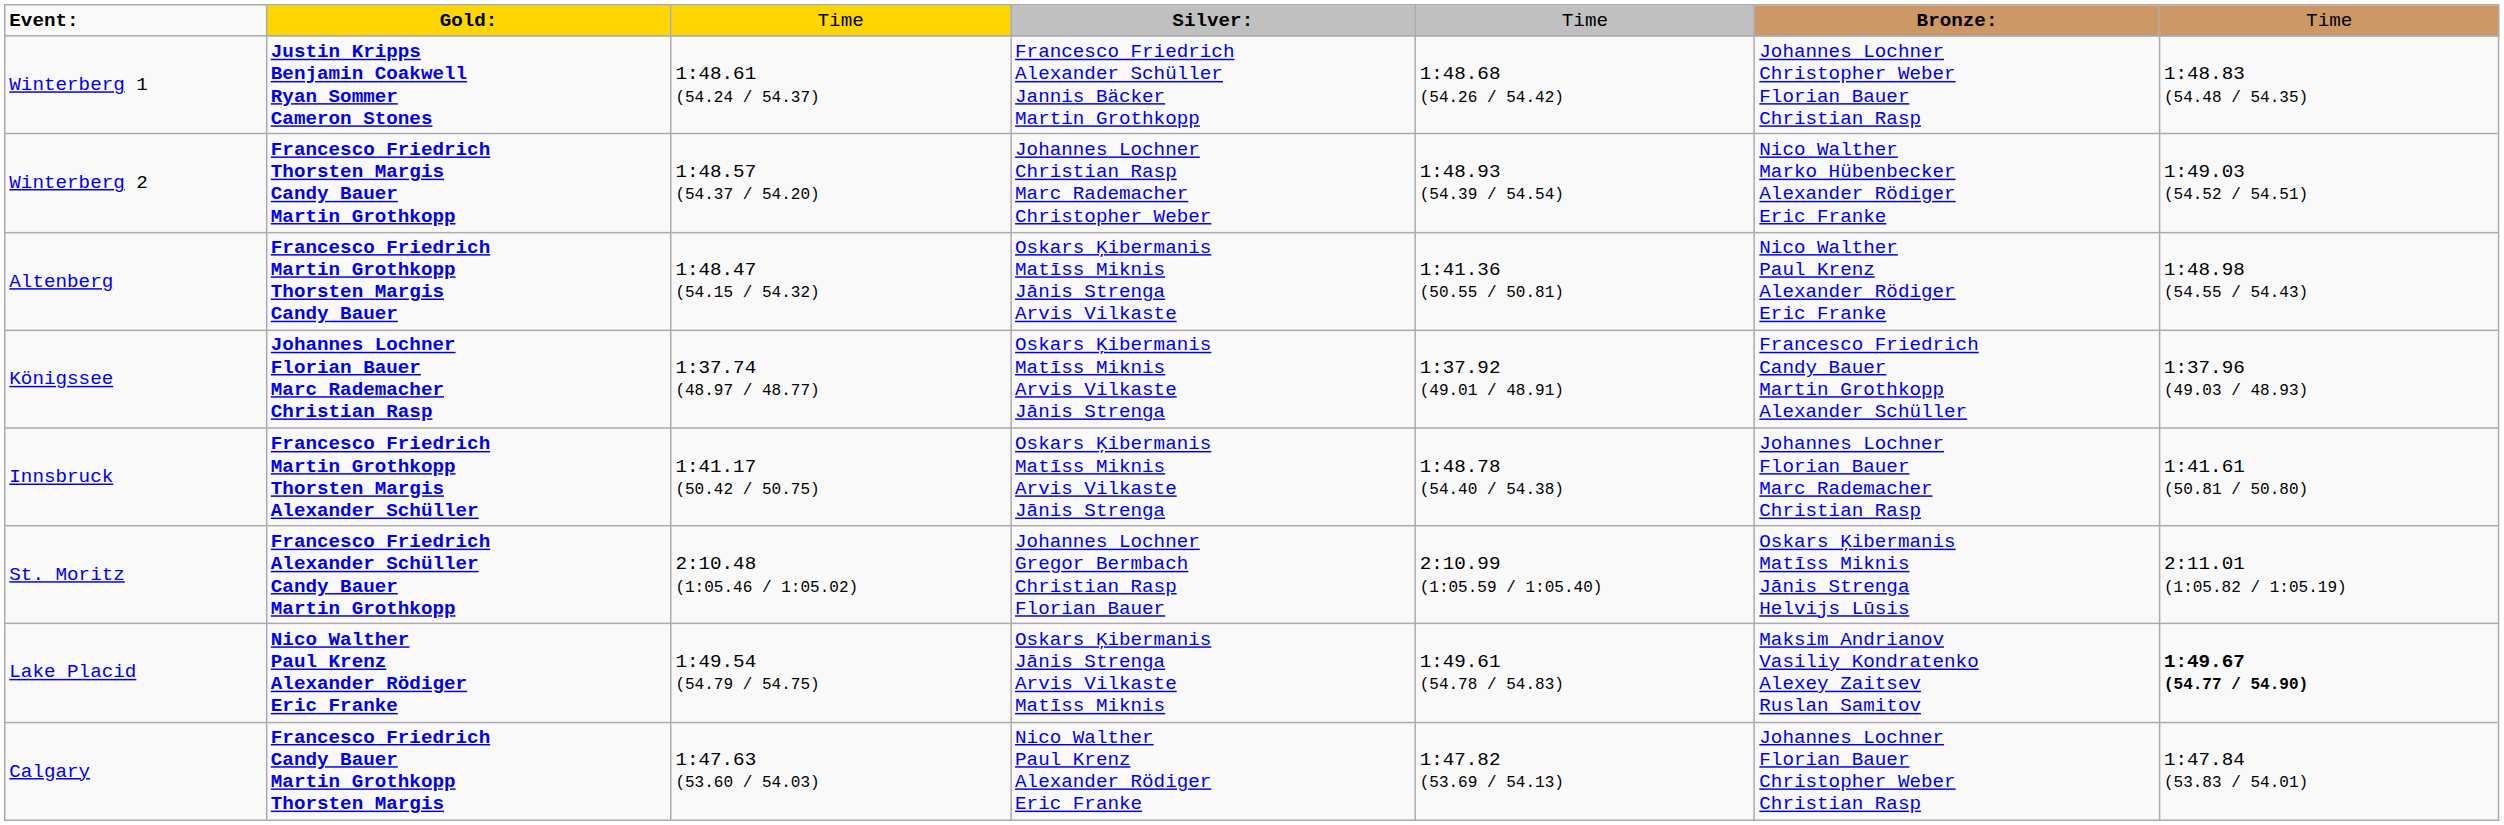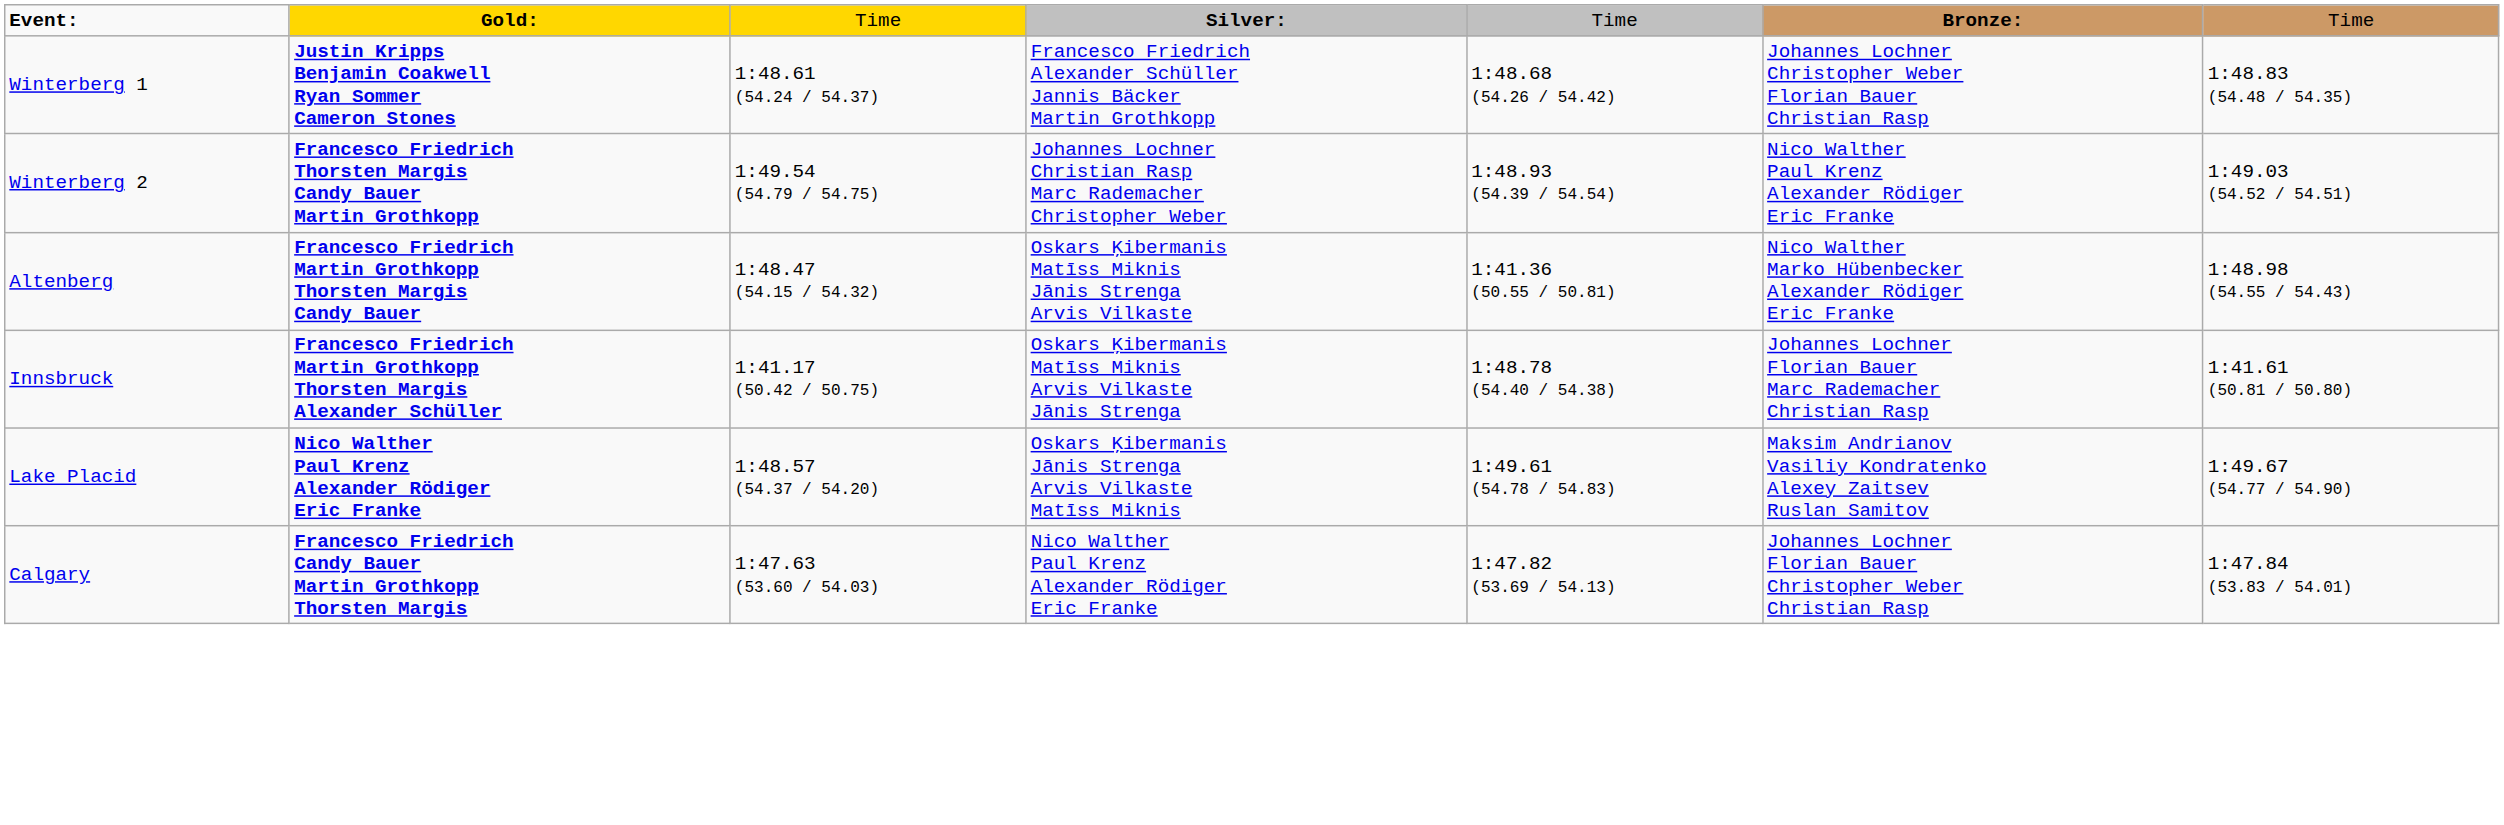(748, 182) 1:48.57 (54.37 / 54.20) -> (807, 182) 1:49.54 (54.79 / 54.75)
(1857, 183) Nico Walther Marko Hübenbecker Alexander Rödiger Eric Franke -> (1865, 183) Nico Walther Paul Krenz Alexander Rödiger Eric Franke
(1857, 281) Nico Walther Paul Krenz Alexander Rödiger Eric Franke -> (1865, 281) Nico Walther Marko Hübenbecker Alexander Rödiger Eric Franke
- row: (61, 379)
- row: (67, 575)
(748, 672) 1:49.54 (54.79 / 54.75) -> (807, 476) 1:48.57 (54.37 / 54.20)
(2236, 673) bold -> (2280, 476) normal
